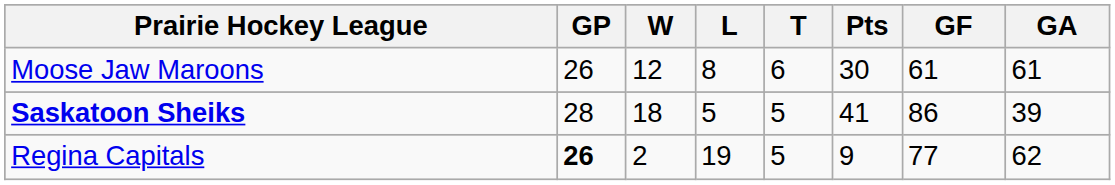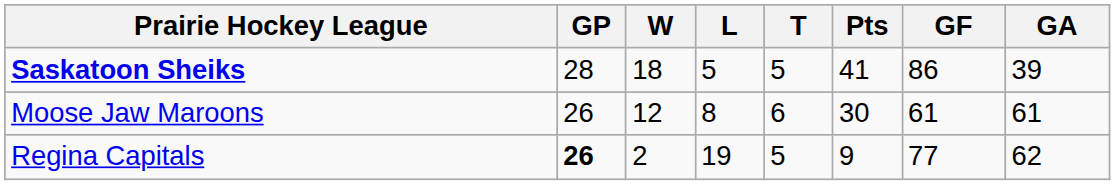rows swapped: (128, 112) <-> (137, 69)
